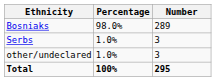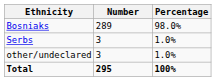columns swapped: (182, 12) <-> (123, 12)
